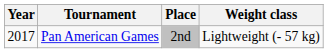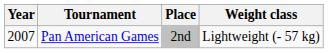(21, 36) 2017 -> (21, 36) 2007
